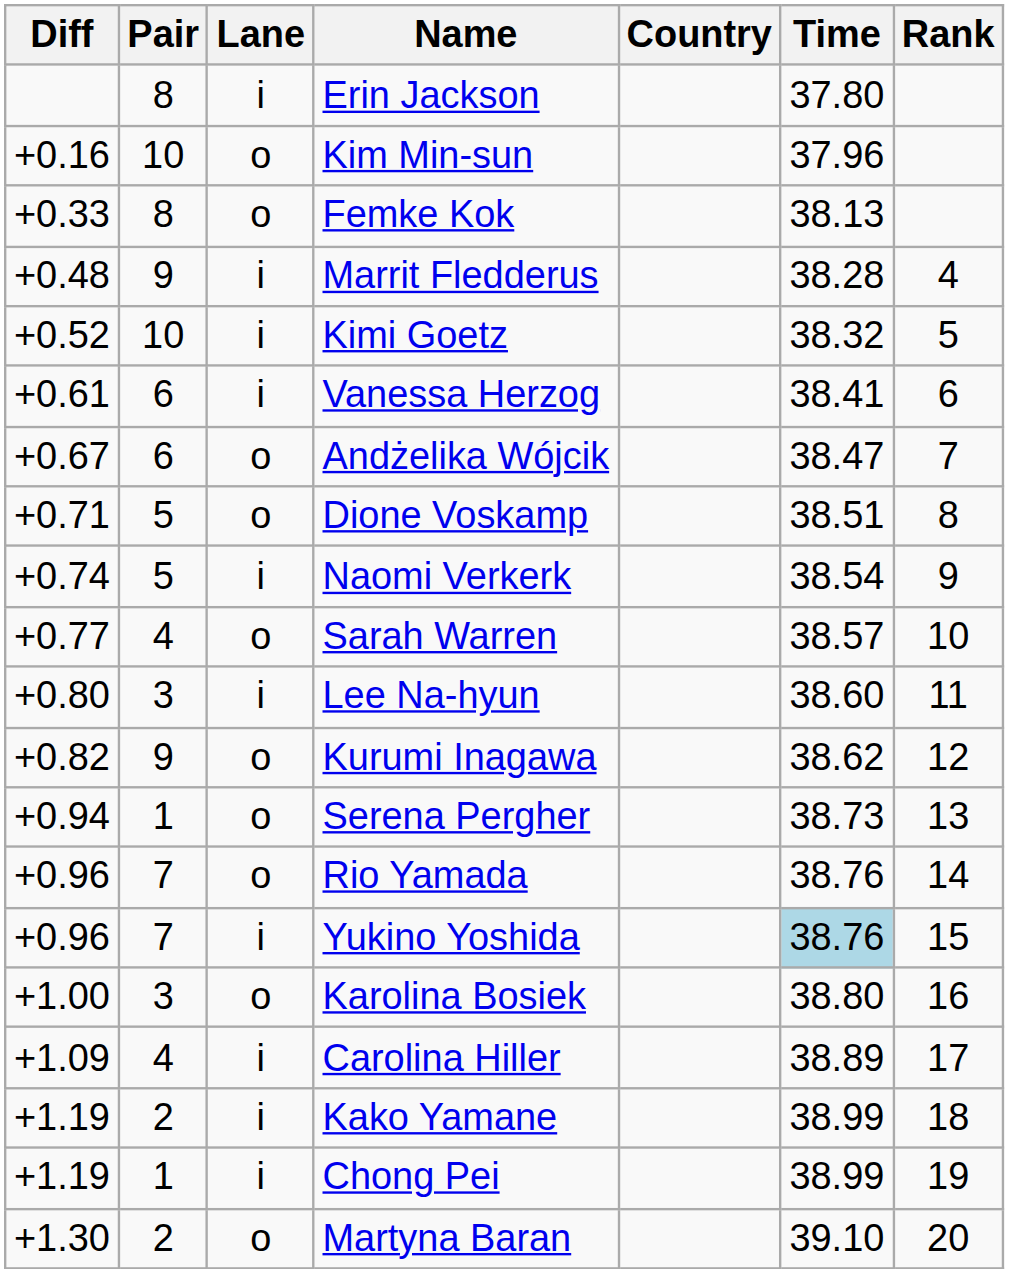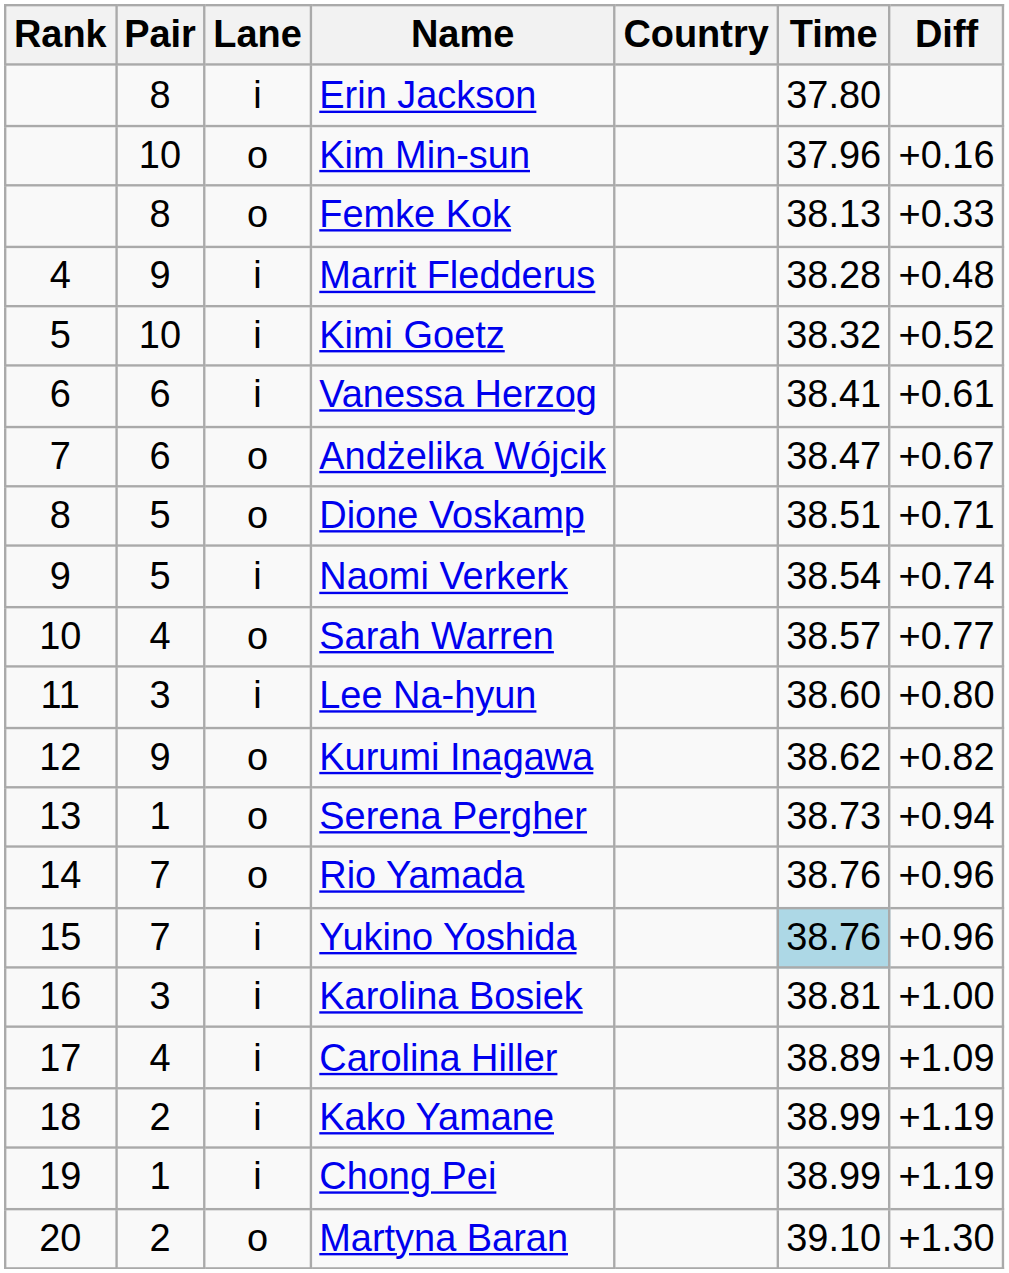columns swapped: (948, 34) <-> (62, 34)
(261, 996) o -> (258, 996) i
(837, 996) 38.80 -> (834, 996) 38.81
